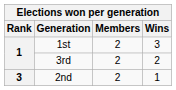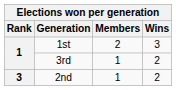(118, 61) 2 -> (118, 61) 1
(118, 77) 2 -> (118, 77) 1
(157, 77) 1 -> (157, 77) 2
